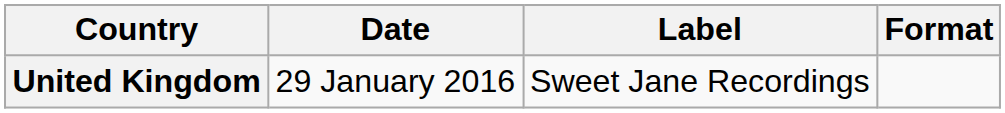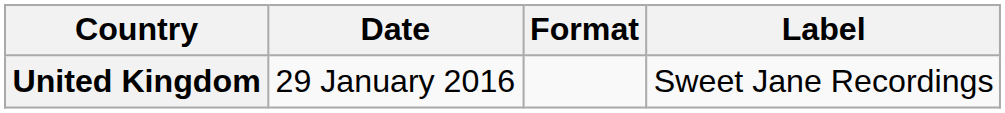columns swapped: (700, 30) <-> (939, 30)
